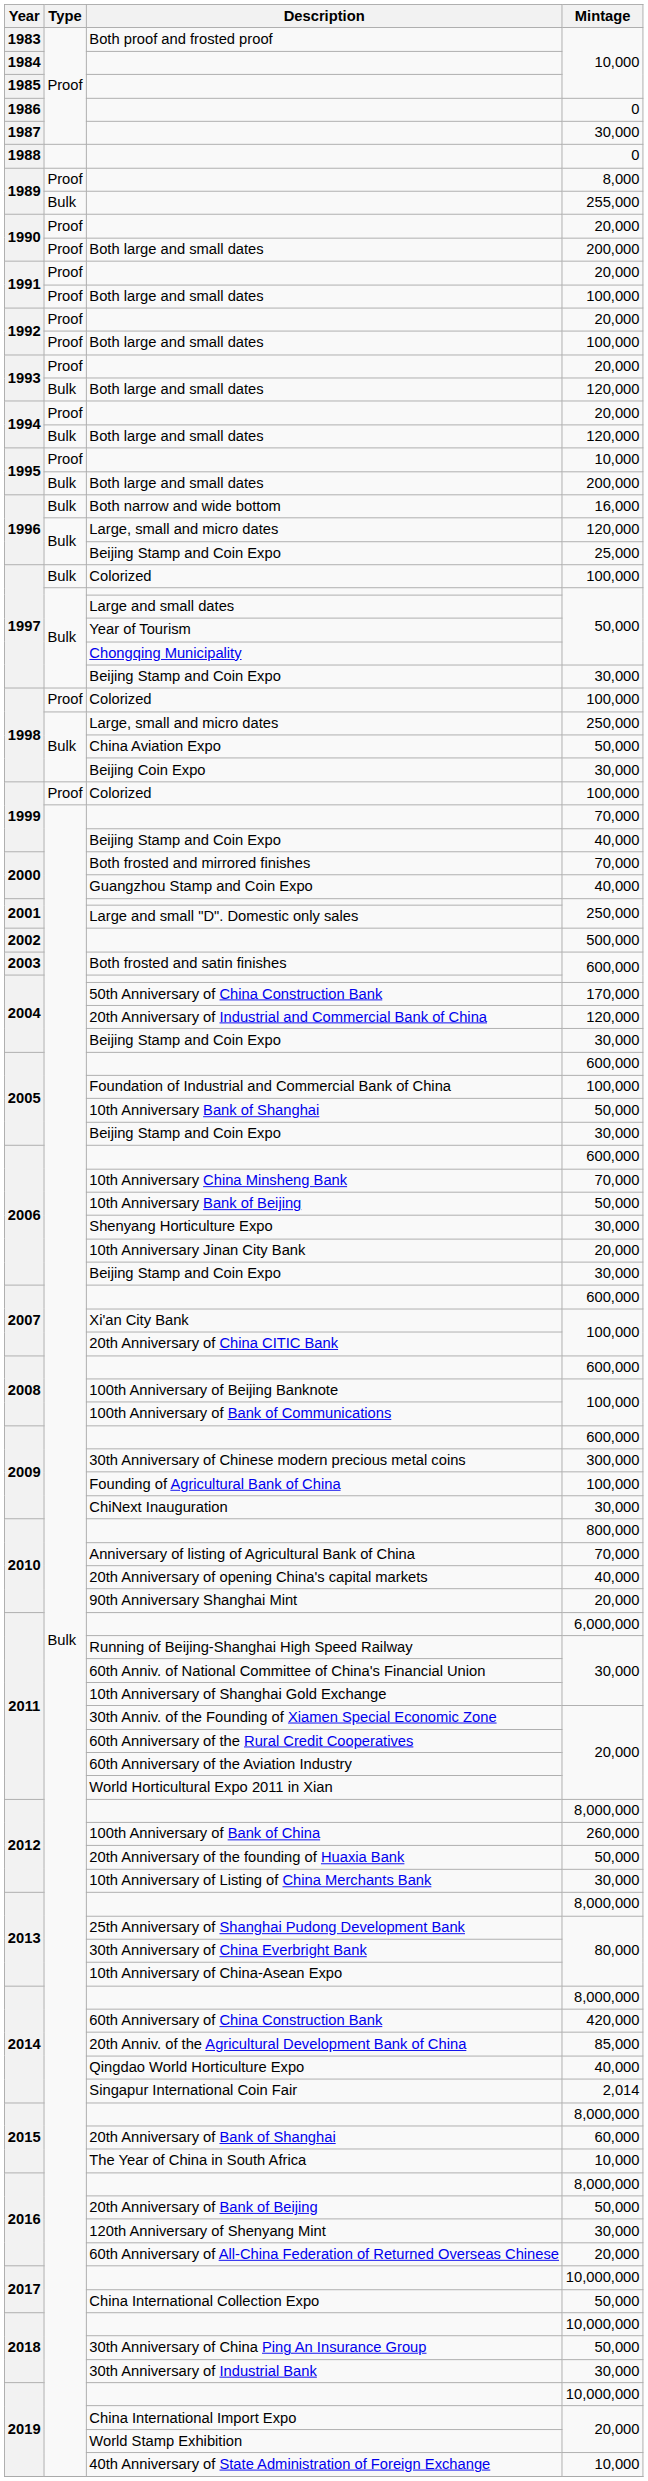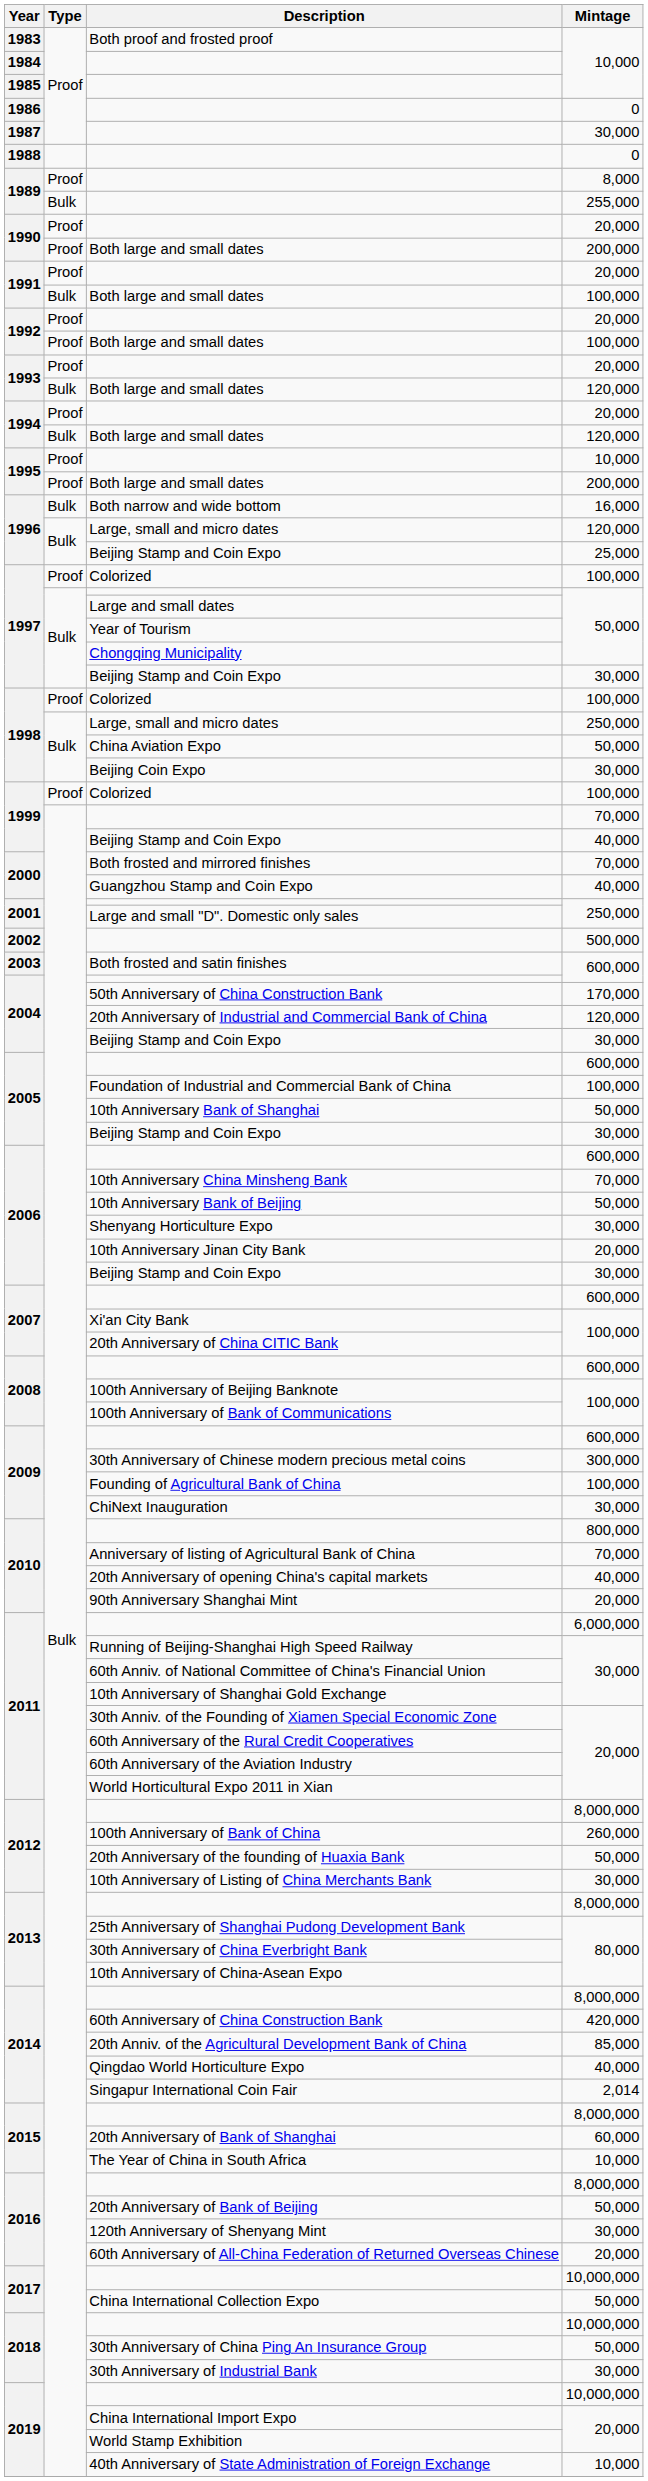(65, 296) Proof -> (62, 296) Bulk
(62, 483) Bulk -> (65, 483) Proof
(62, 576) Bulk -> (65, 576) Proof
